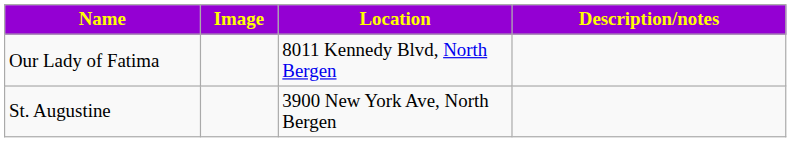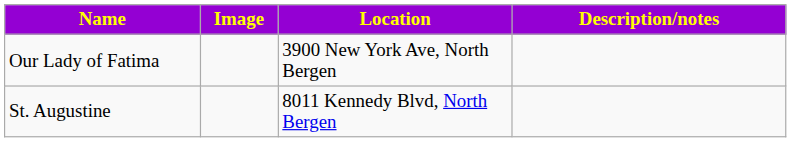(385, 60) 8011 Kennedy Blvd, North Bergen -> (385, 60) 3900 New York Ave, North Bergen
(385, 111) 3900 New York Ave, North Bergen -> (385, 111) 8011 Kennedy Blvd, North Bergen
